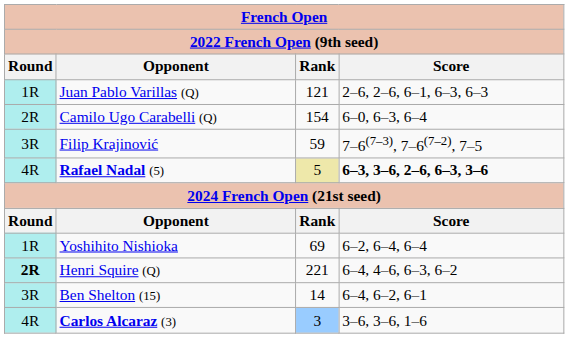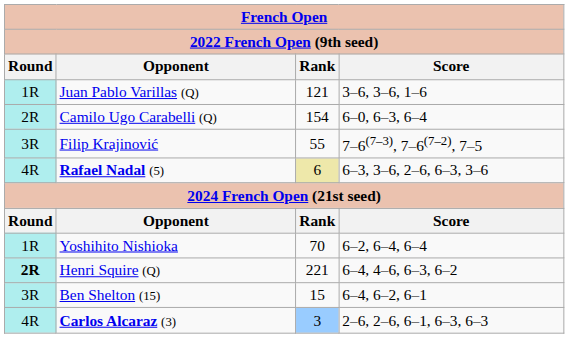(415, 91) 2–6, 2–6, 6–1, 6–3, 6–3 -> (385, 91) 3–6, 3–6, 1–6
(317, 143) 59 -> (317, 143) 55
(317, 170) 5 -> (317, 170) 6
(415, 170) bold -> (415, 170) normal
(317, 245) 69 -> (317, 245) 70
(317, 294) 14 -> (317, 294) 15
(385, 319) 3–6, 3–6, 1–6 -> (415, 319) 2–6, 2–6, 6–1, 6–3, 6–3
